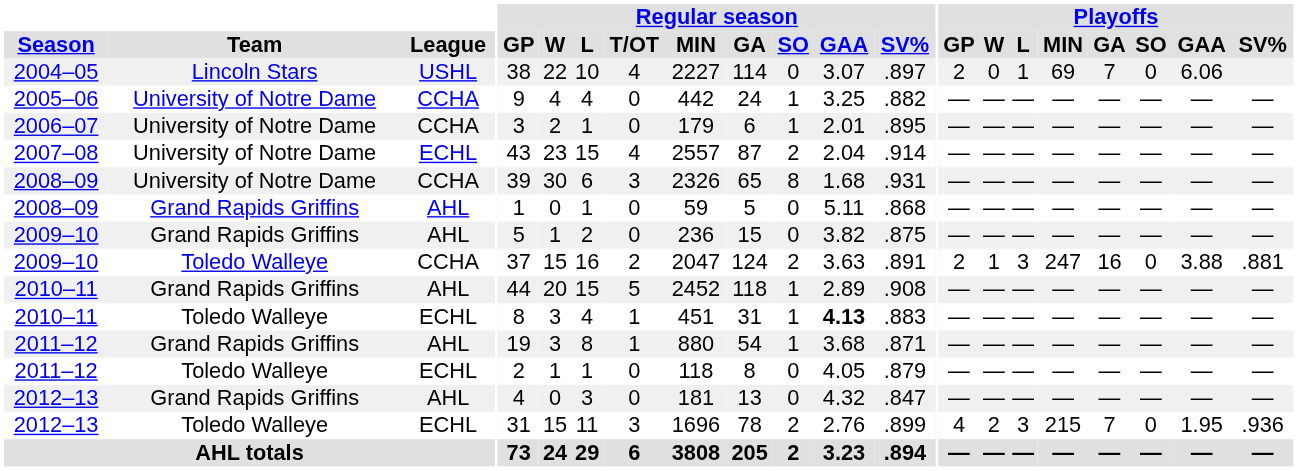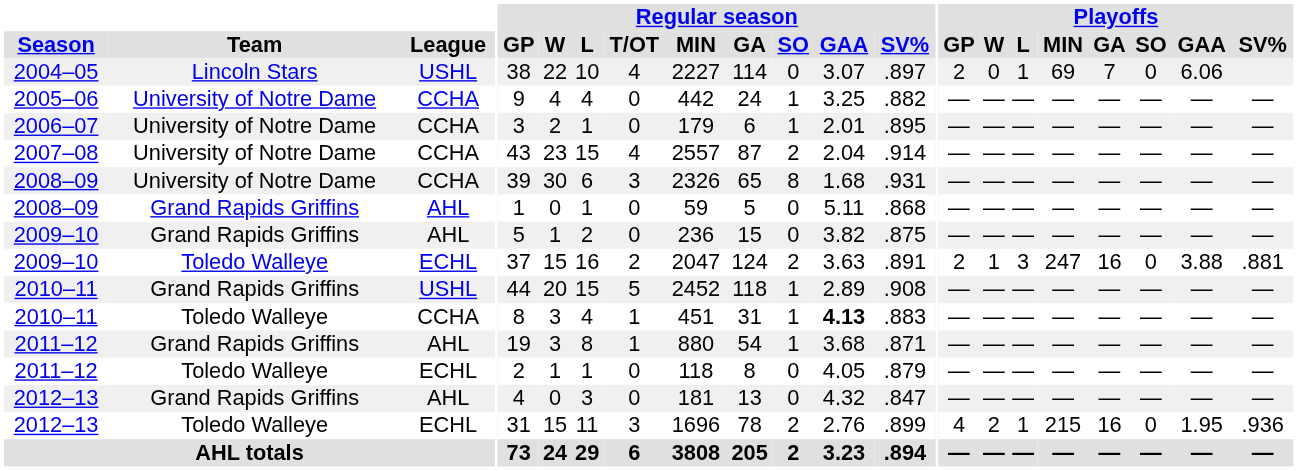(448, 153) ECHL -> (448, 153) CCHA
(448, 262) CCHA -> (448, 262) ECHL
(448, 289) AHL -> (448, 289) USHL
(448, 316) ECHL -> (448, 316) CCHA
(1023, 425) 3 -> (1023, 425) 1
(1109, 425) 7 -> (1109, 425) 16
